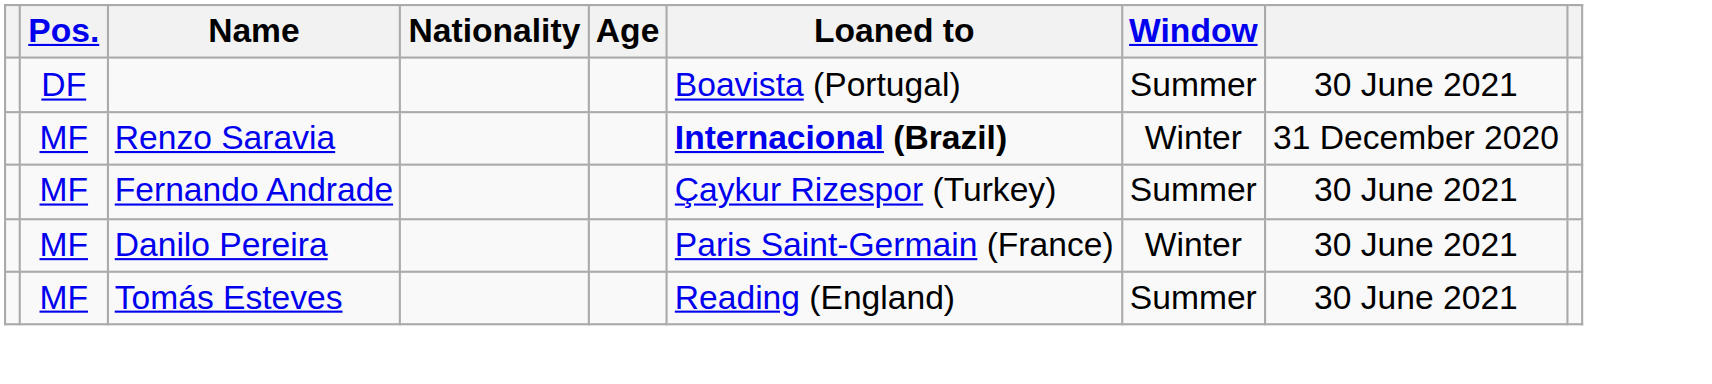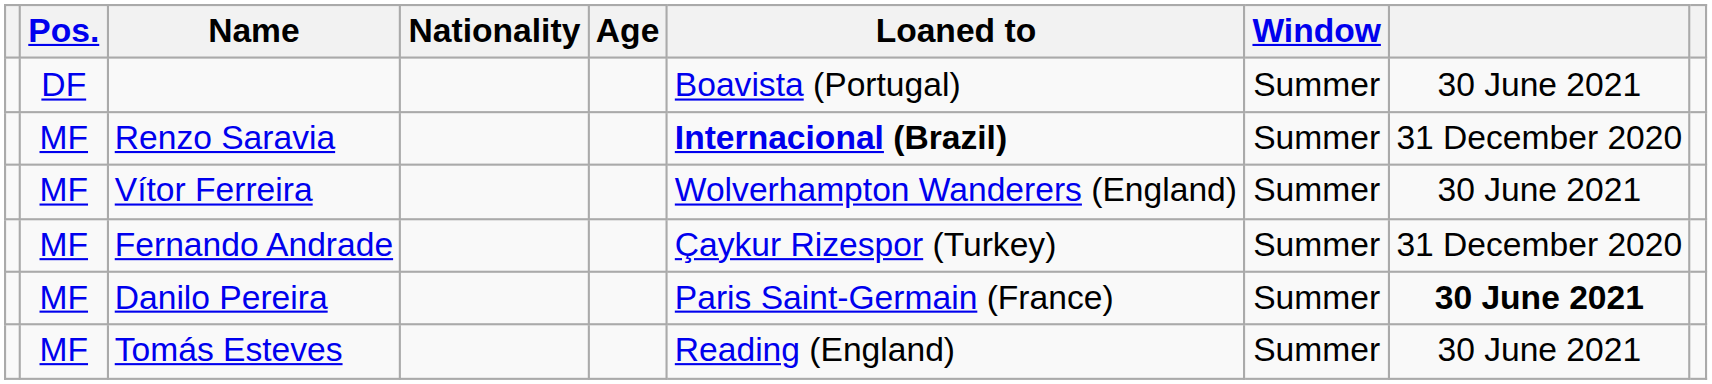(1193, 137) Winter -> (1317, 137) Summer
+ row: (214, 191)
(1416, 191) 30 June 2021 -> (1539, 244) 31 December 2020
(1193, 244) Winter -> (1317, 297) Summer
(1416, 244) normal -> (1539, 297) bold
